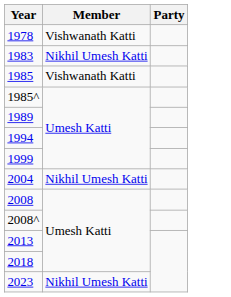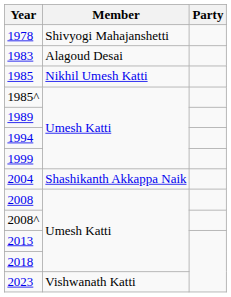(91, 35) Vishwanath Katti -> (107, 35) Shivyogi Mahajanshetti
(96, 55) Nikhil Umesh Katti -> (84, 55) Alagoud Desai
(91, 76) Vishwanath Katti -> (96, 76) Nikhil Umesh Katti
(96, 179) Nikhil Umesh Katti -> (116, 179) Shashikanth Akkappa Naik
(96, 281) Nikhil Umesh Katti -> (91, 281) Vishwanath Katti
